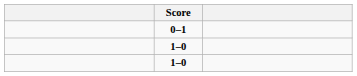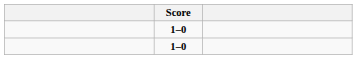- row: (79, 29)
